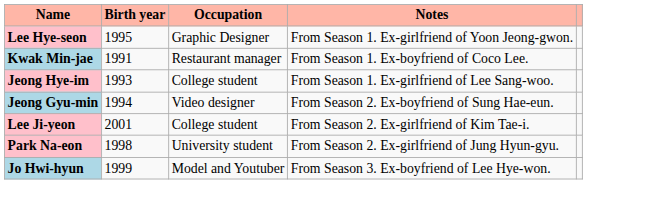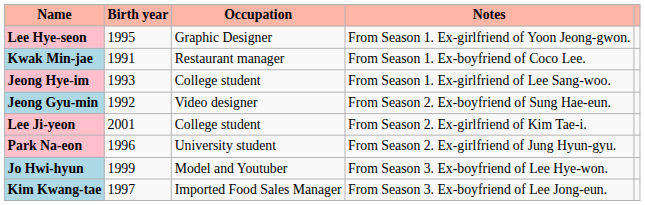(118, 102) 1994 -> (121, 102) 1992
(118, 146) 1998 -> (121, 146) 1996
+ row: (54, 189)
